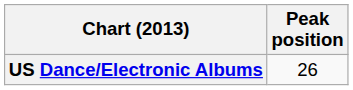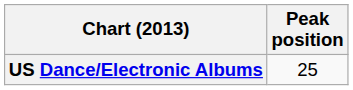(308, 69) 26 -> (308, 69) 25
